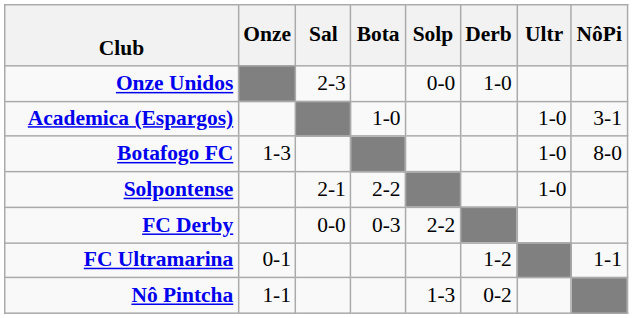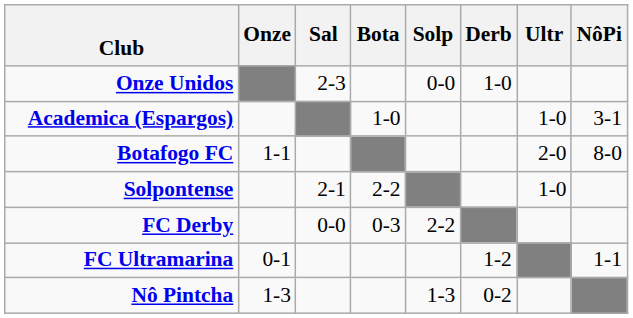(277, 154) 1-3 -> (277, 154) 1-1
(552, 154) 1-0 -> (552, 154) 2-0
(277, 295) 1-1 -> (277, 295) 1-3
